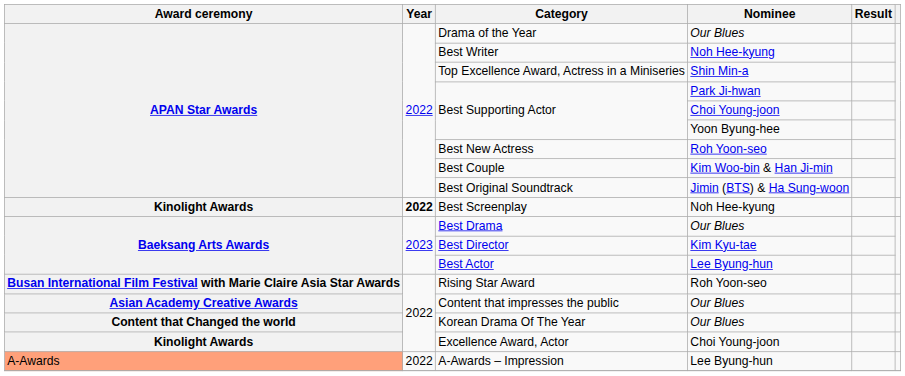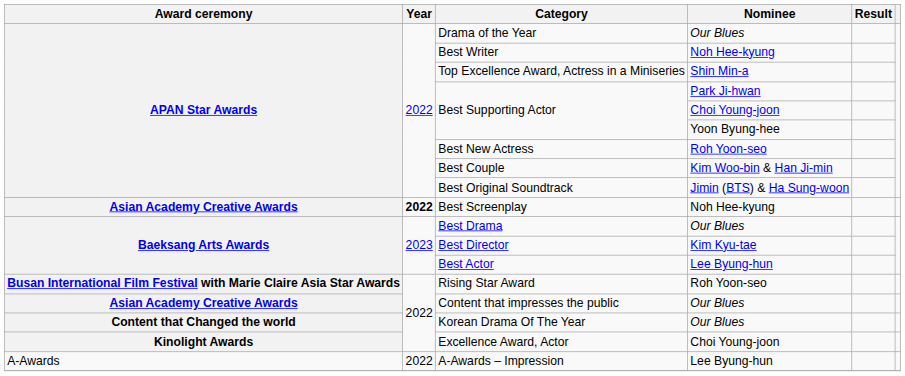(204, 206) Kinolight Awards -> (204, 206) Asian Academy Creative Awards
(33, 361) lightsalmon background -> (33, 361) no background
